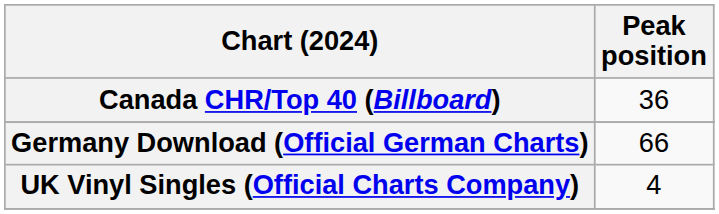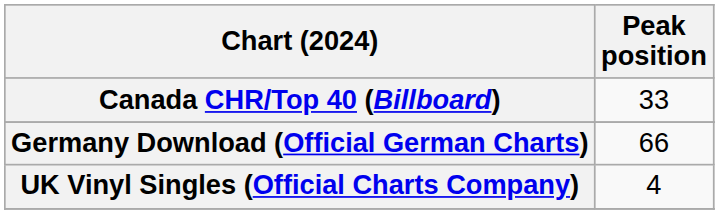(654, 99) 36 -> (654, 99) 33
